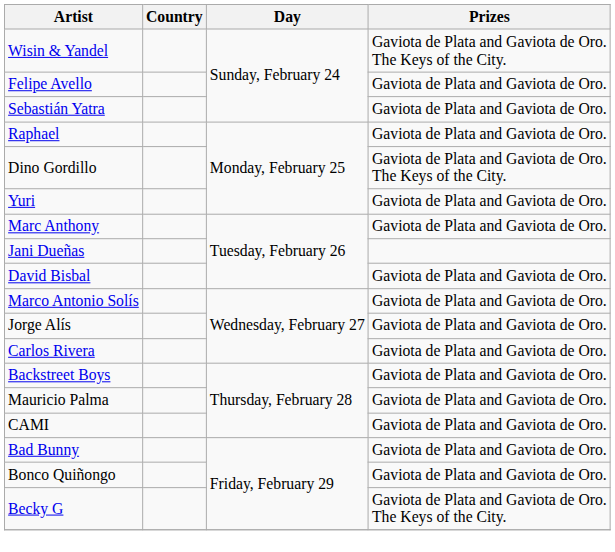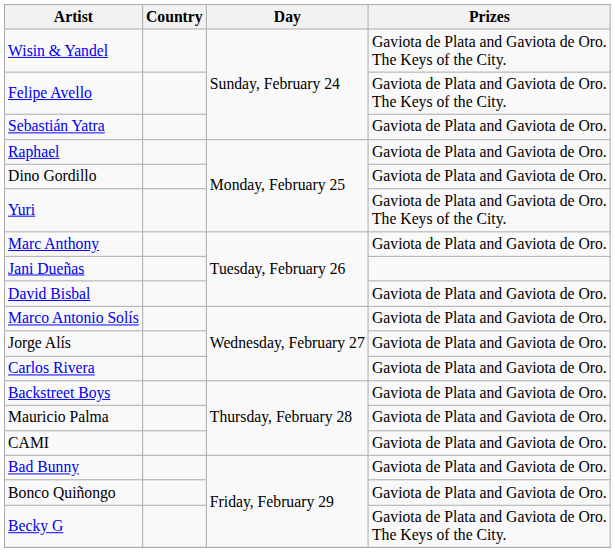(489, 84) Gaviota de Plata and Gaviota de Oro. -> (489, 93) Gaviota de Plata and Gaviota de Oro. The Keys of the City.
(489, 167) Gaviota de Plata and Gaviota de Oro. The Keys of the City. -> (489, 176) Gaviota de Plata and Gaviota de Oro.
(489, 201) Gaviota de Plata and Gaviota de Oro. -> (489, 210) Gaviota de Plata and Gaviota de Oro. The Keys of the City.
